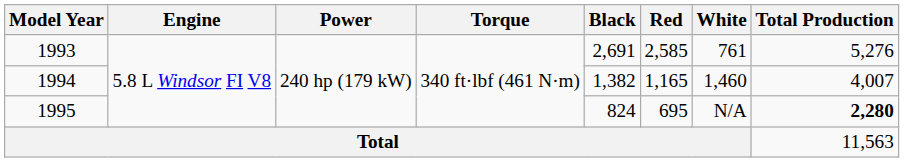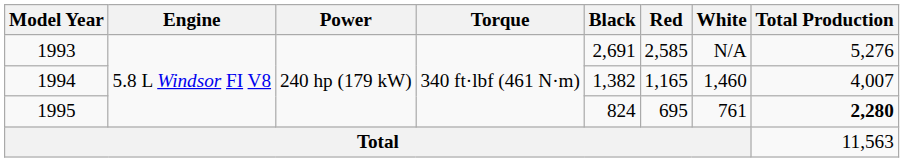(732, 50) 761 -> (730, 50) N/A
(730, 111) N/A -> (732, 111) 761
